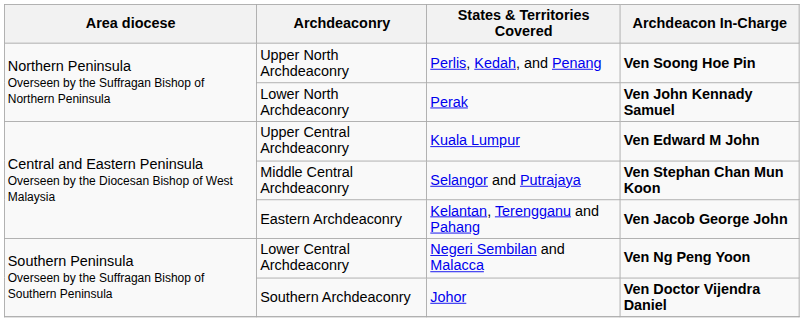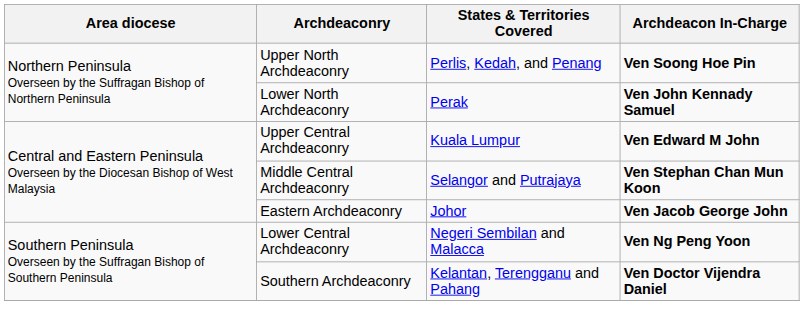(515, 219) Kelantan, Terengganu and Pahang -> (448, 211) Johor
(448, 297) Johor -> (515, 281) Kelantan, Terengganu and Pahang
